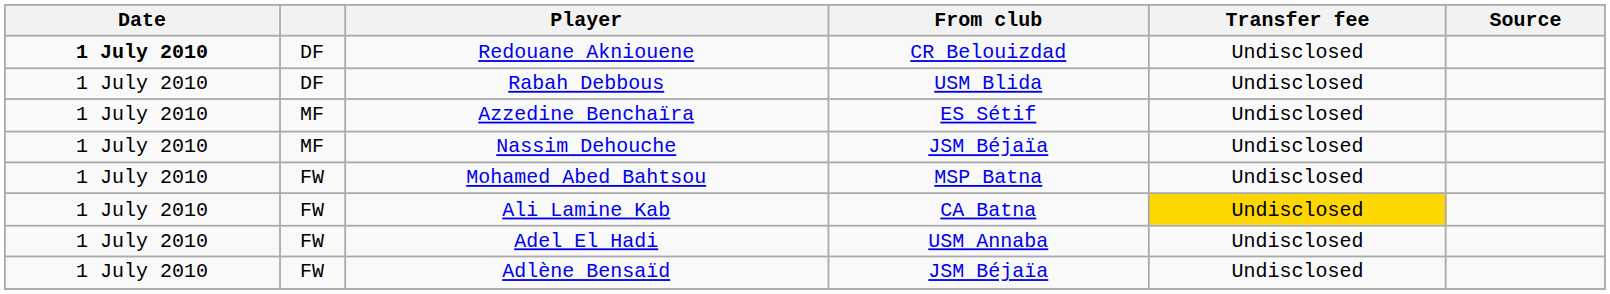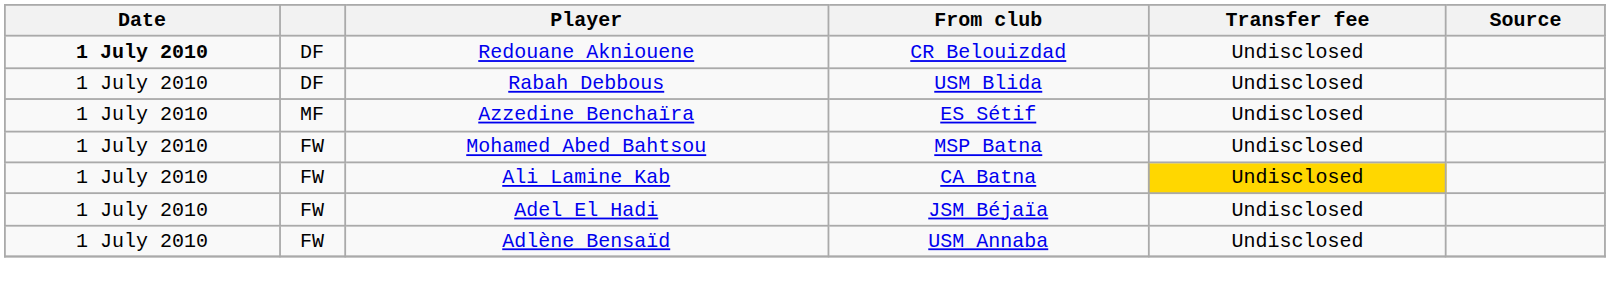- row: (586, 147)
(988, 241) USM Annaba -> (988, 210) JSM Béjaïa
(988, 273) JSM Béjaïa -> (988, 241) USM Annaba
